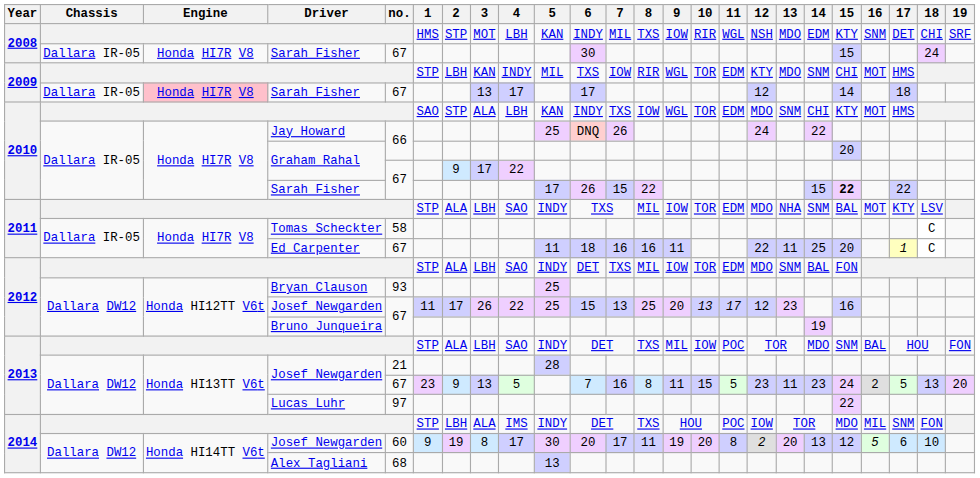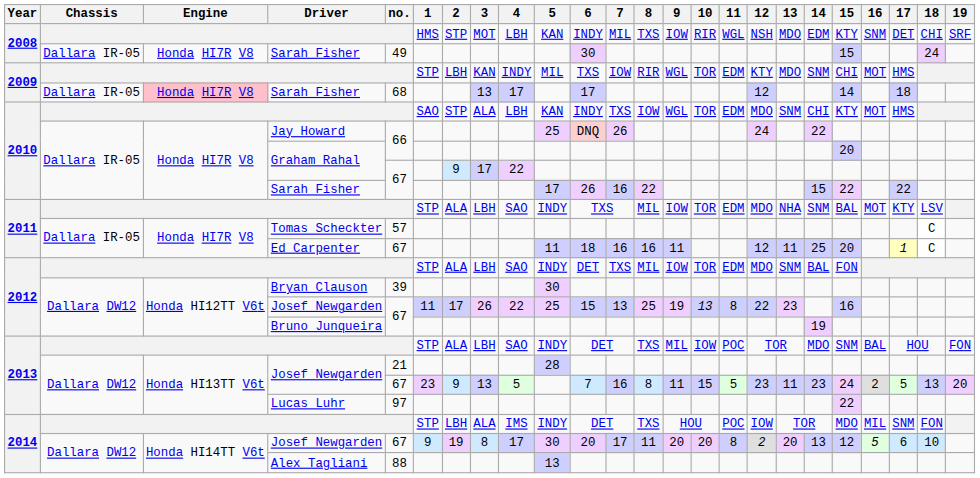(399, 53) 67 -> (399, 53) 49
(399, 92) 67 -> (399, 92) 68
(620, 190) 15 -> (620, 190) 16
(847, 190) bold -> (847, 190) normal
(399, 229) 58 -> (399, 229) 57
(762, 248) 22 -> (762, 248) 12
(399, 287) 93 -> (399, 287) 39
(552, 287) 25 -> (552, 287) 30
(677, 307) 20 -> (677, 307) 19
(733, 307) 17 -> (733, 307) 8
(762, 307) 12 -> (762, 307) 22
(399, 443) 60 -> (399, 443) 67
(677, 443) 19 -> (677, 443) 20
(399, 463) 68 -> (399, 463) 88
